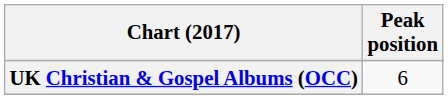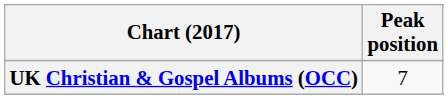(403, 77) 6 -> (403, 77) 7
